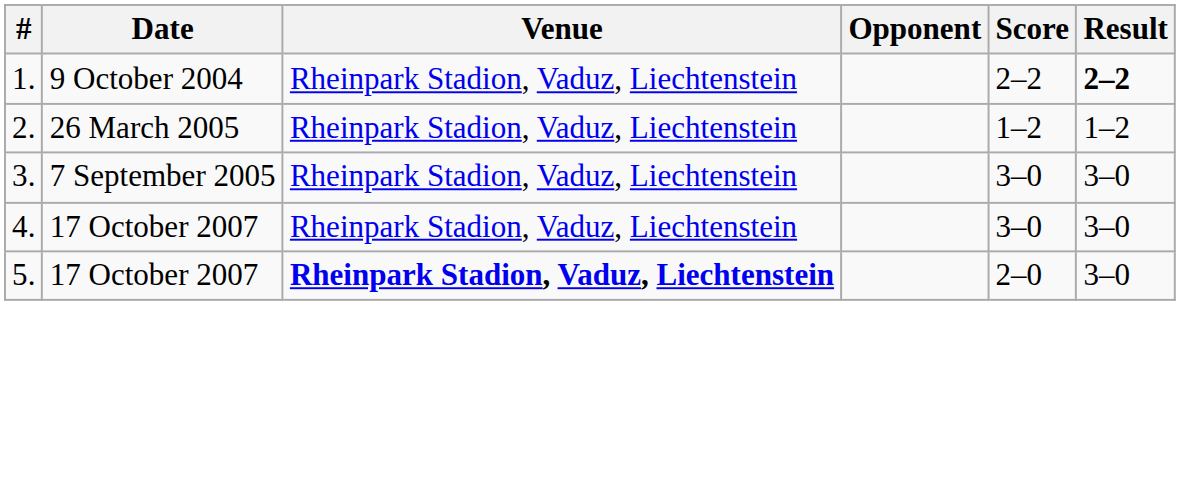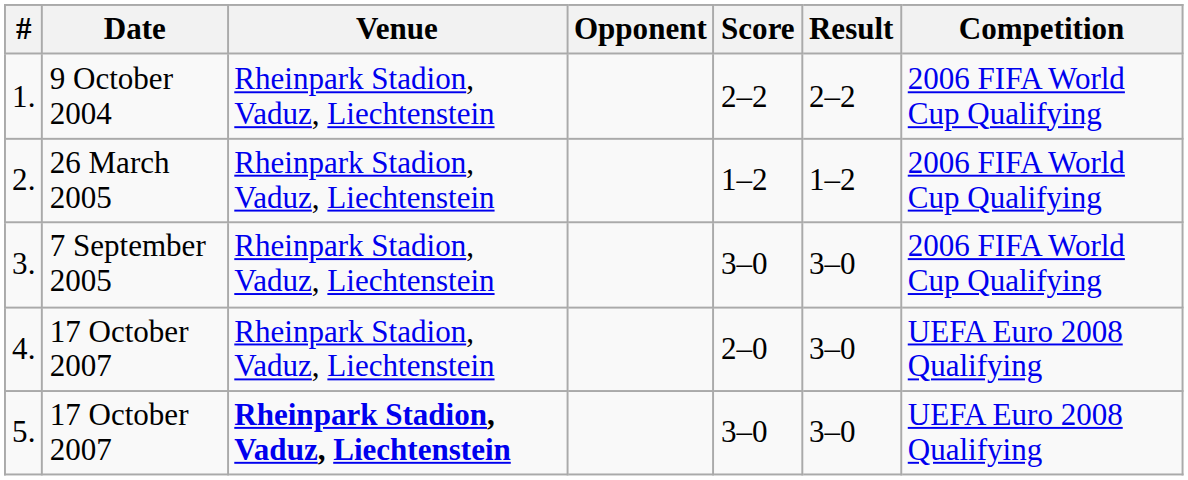+ column: (1042, 29)
(1107, 78) bold -> (832, 95) normal
(1019, 226) 3–0 -> (744, 348) 2–0
(1019, 275) 2–0 -> (744, 432) 3–0
